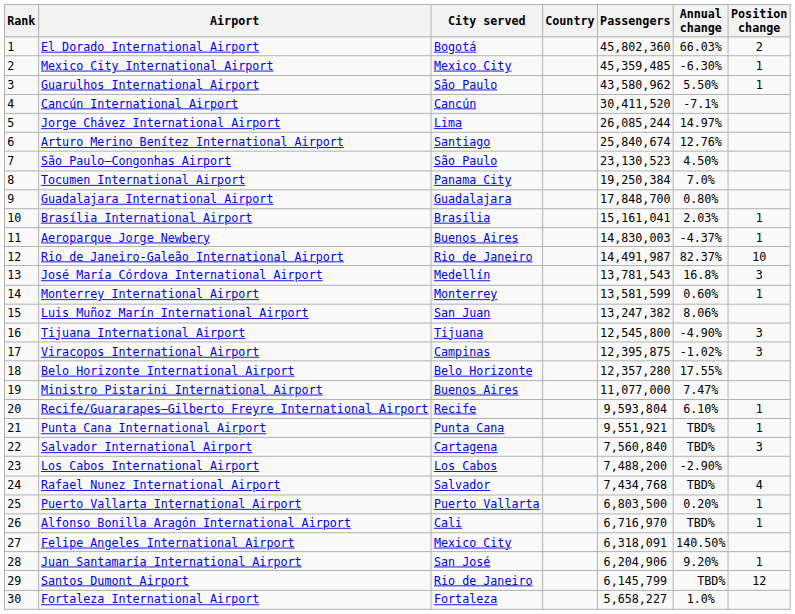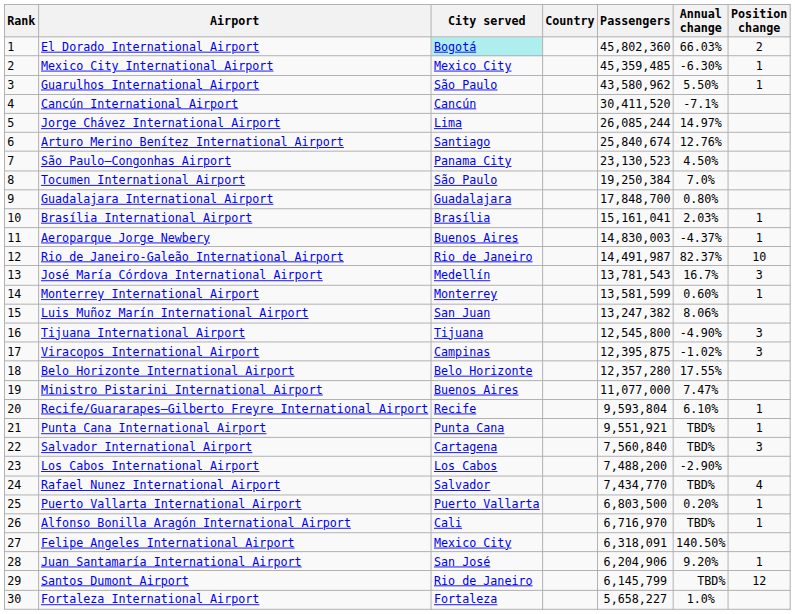(455, 47) no background -> (455, 47) paleturquoise background
(466, 161) São Paulo -> (473, 161) Panama City
(473, 180) Panama City -> (466, 180) São Paulo
(701, 275) 16.8% -> (701, 275) 16.7%
(635, 485) 7,434,768 -> (635, 485) 7,434,770
